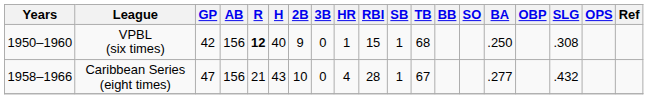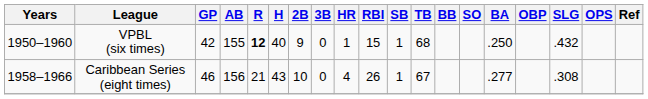(234, 42) 156 -> (234, 42) 155
(566, 42) .308 -> (566, 42) .432
(208, 76) 47 -> (208, 76) 46
(373, 76) 28 -> (373, 76) 26
(566, 76) .432 -> (566, 76) .308
